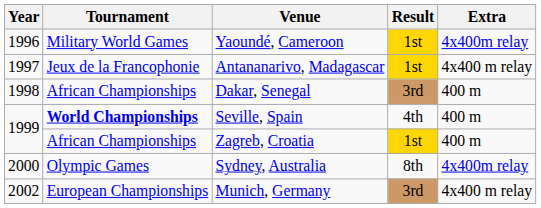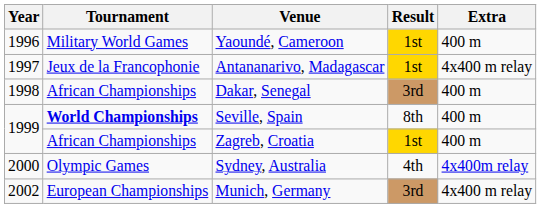(485, 41) 4x400m relay -> (461, 41) 400 m
(413, 116) 4th -> (413, 116) 8th
(413, 166) 8th -> (413, 166) 4th
